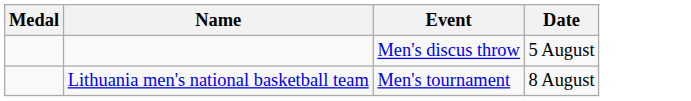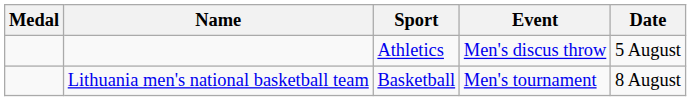+ column: (416, 20)
